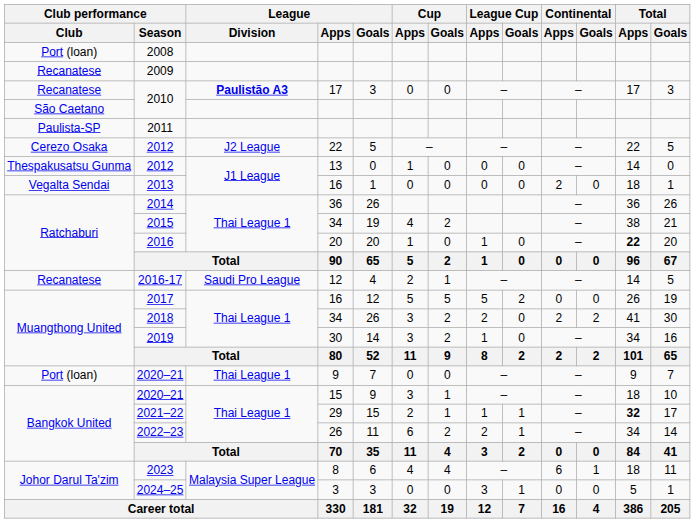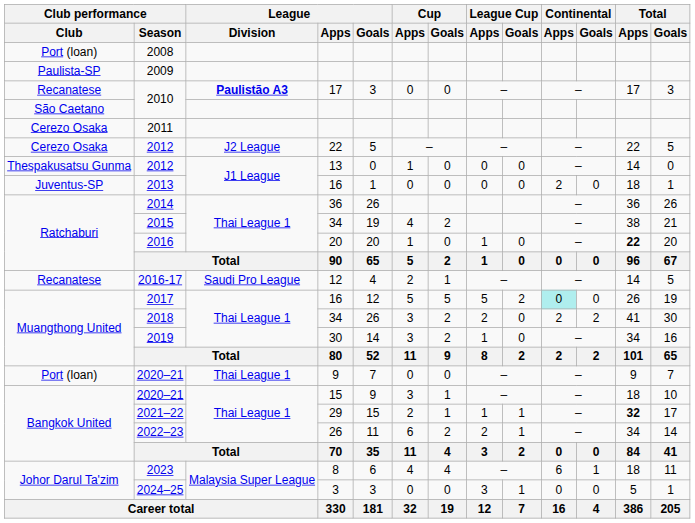(69, 71) Recanatese -> (69, 71) Paulista-SP
(69, 128) Paulista-SP -> (69, 128) Cerezo Osaka
(69, 185) Vegalta Sendai -> (69, 185) Juventus-SP
(559, 299) no background -> (559, 299) paleturquoise background
